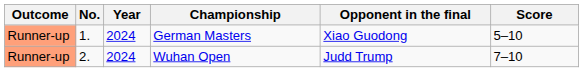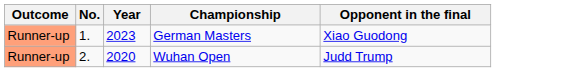- column: (534, 14)
(121, 35) 2024 -> (121, 35) 2023
(121, 56) 2024 -> (121, 56) 2020
